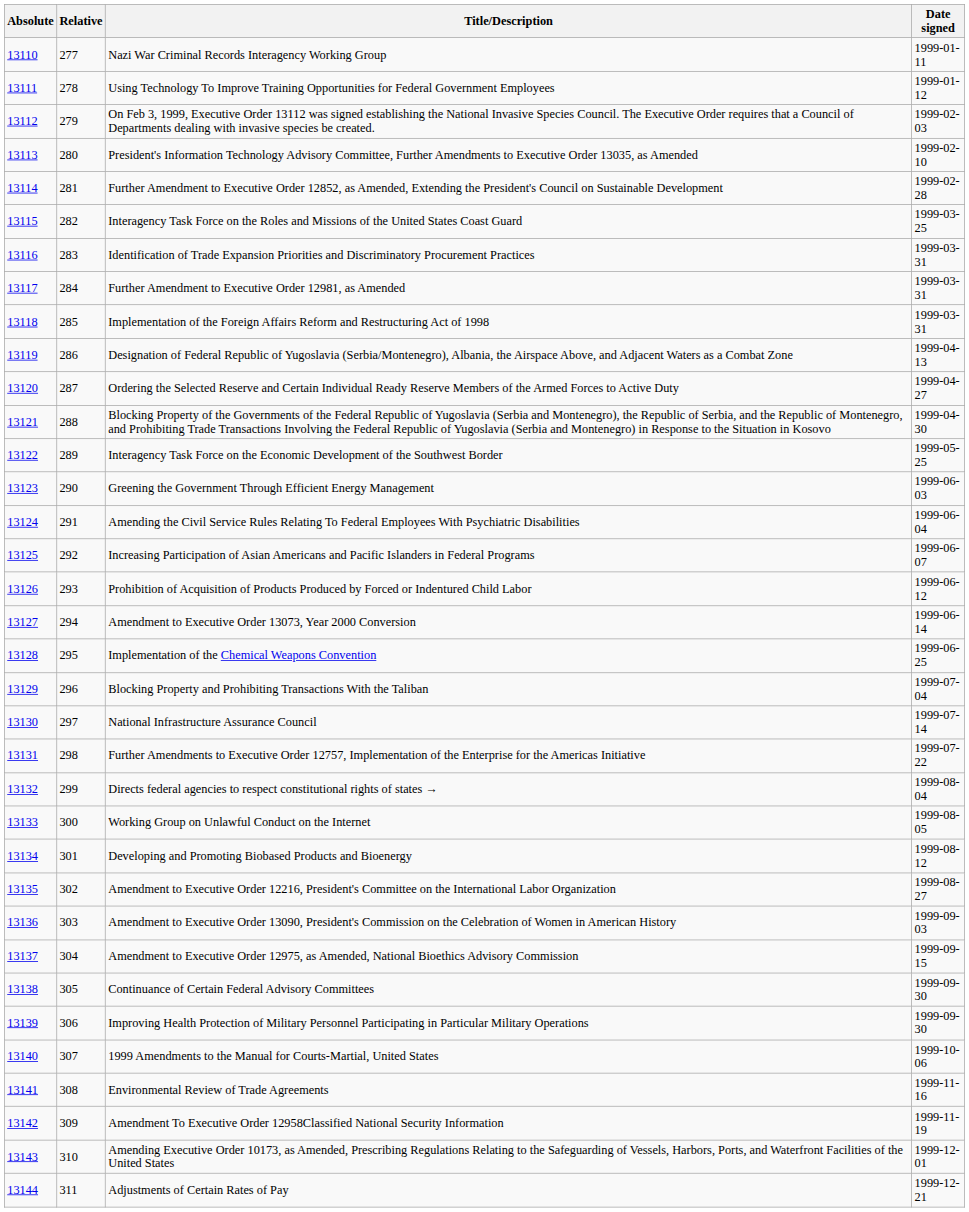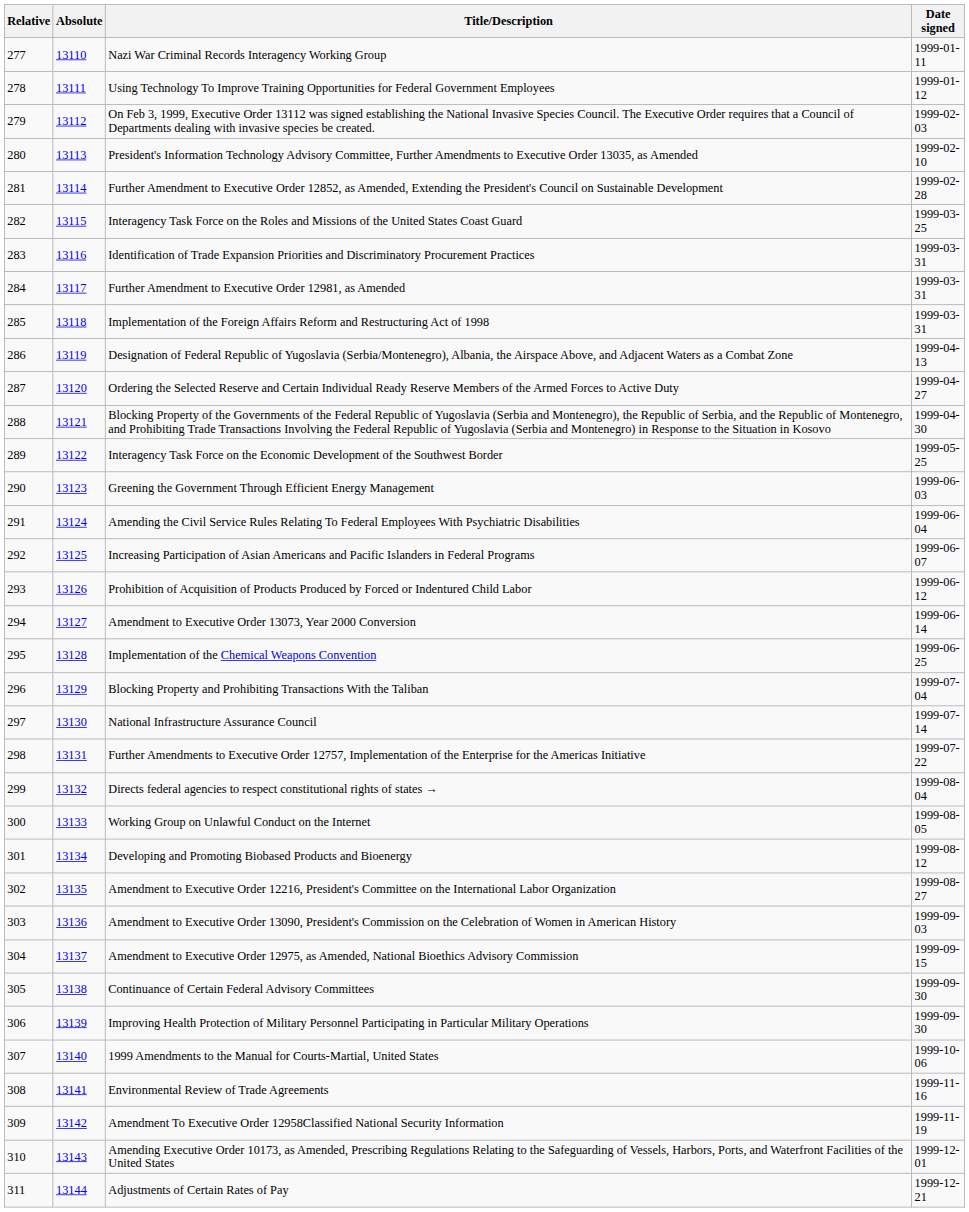columns swapped: (81, 21) <-> (30, 21)
